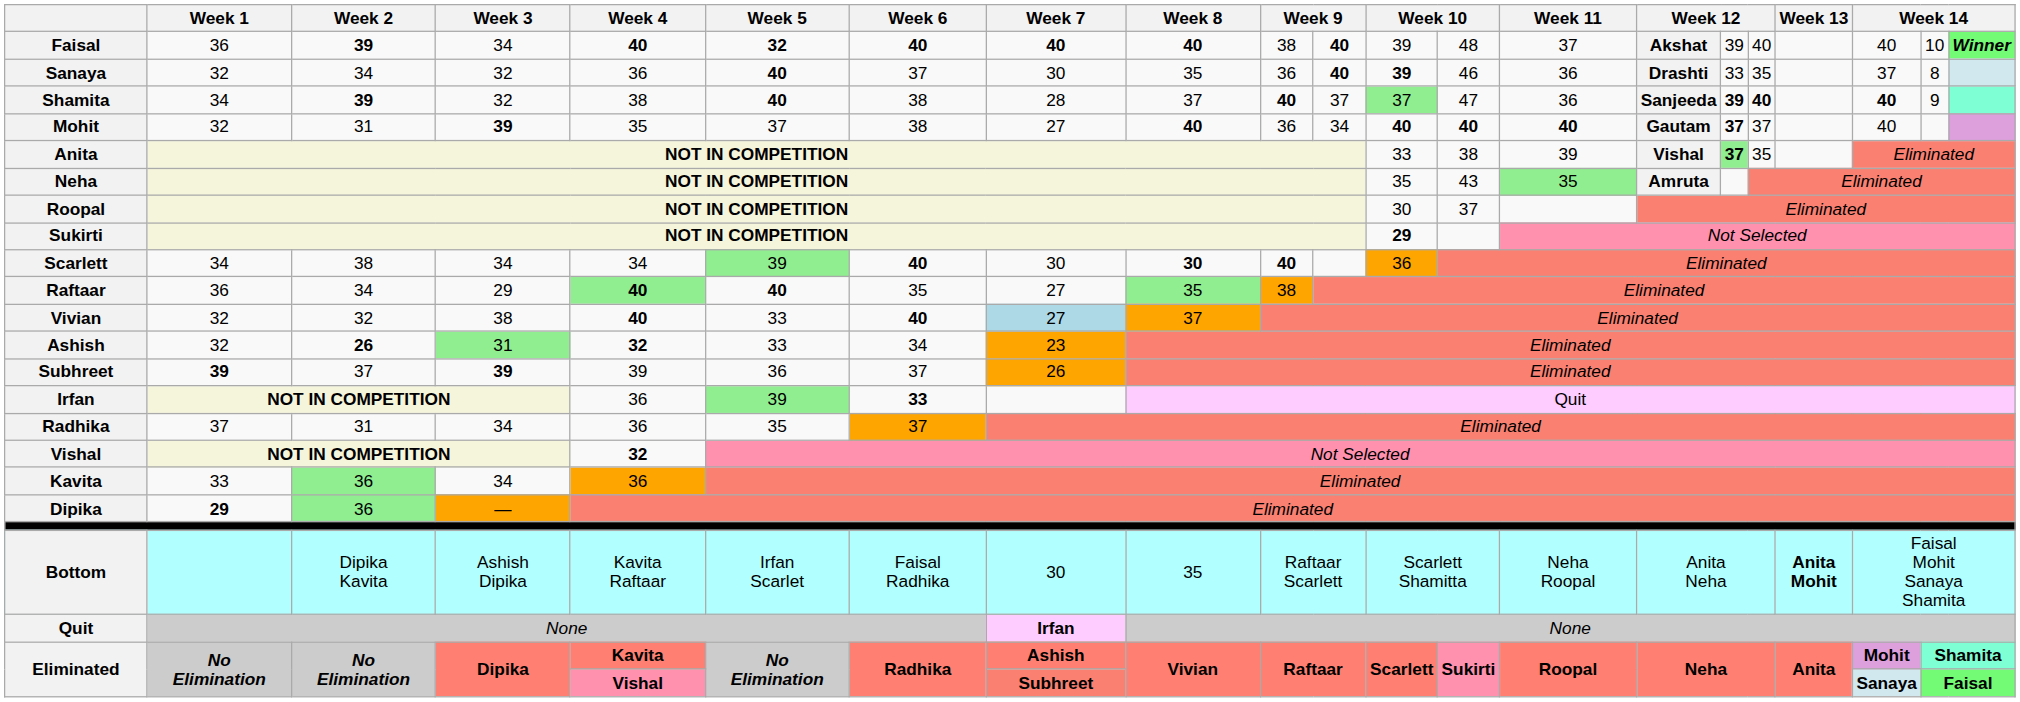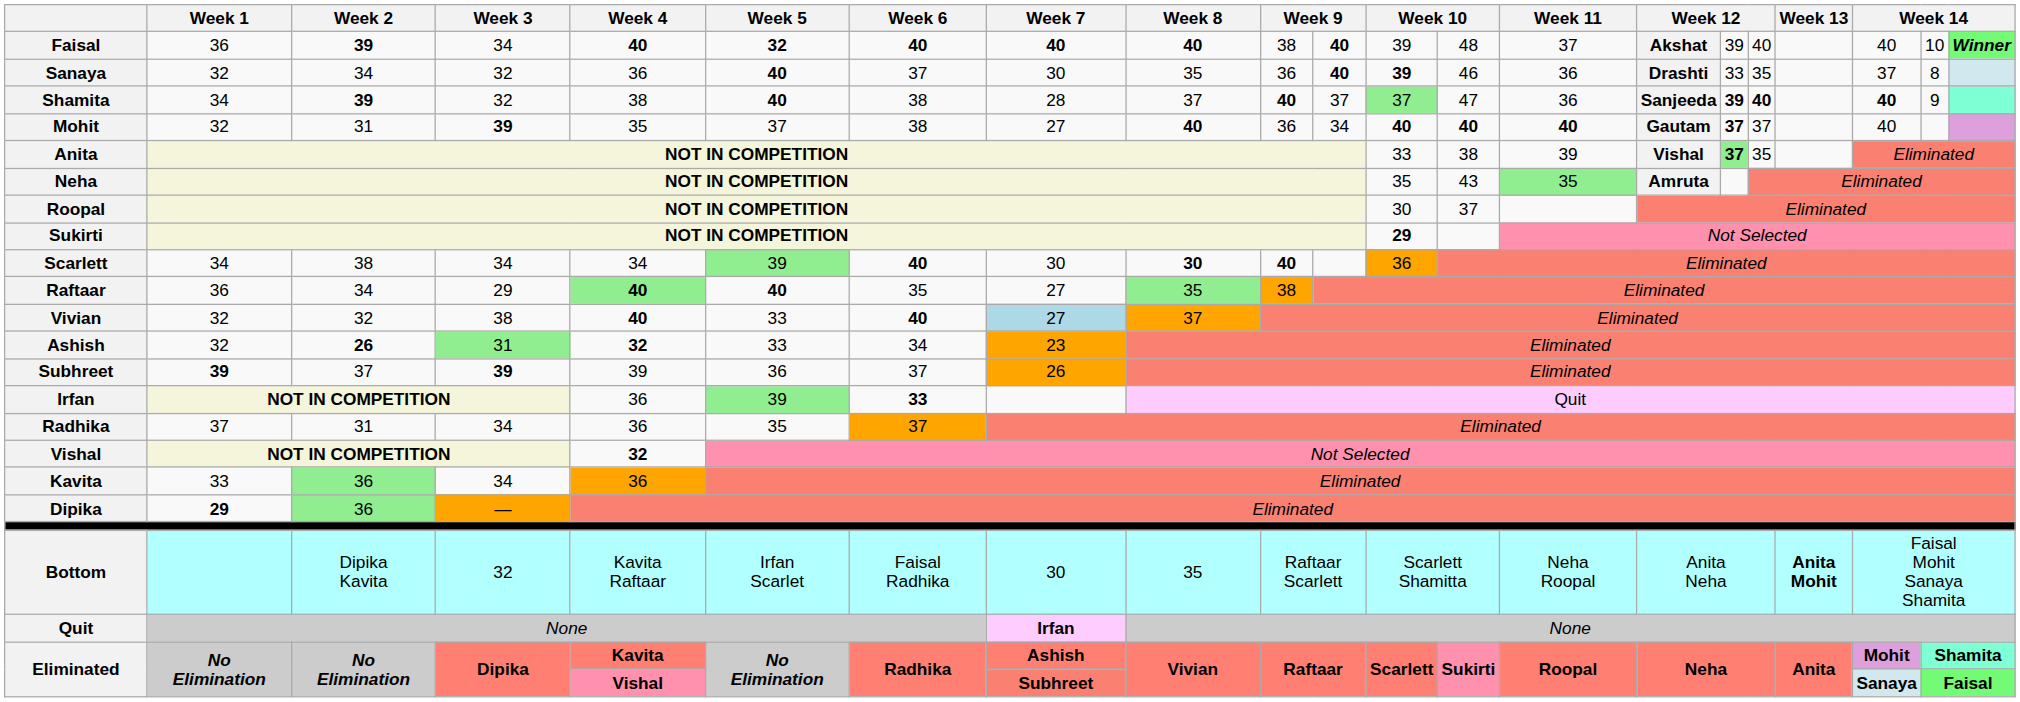(503, 572) Ashish Dipika -> (503, 572) 32
